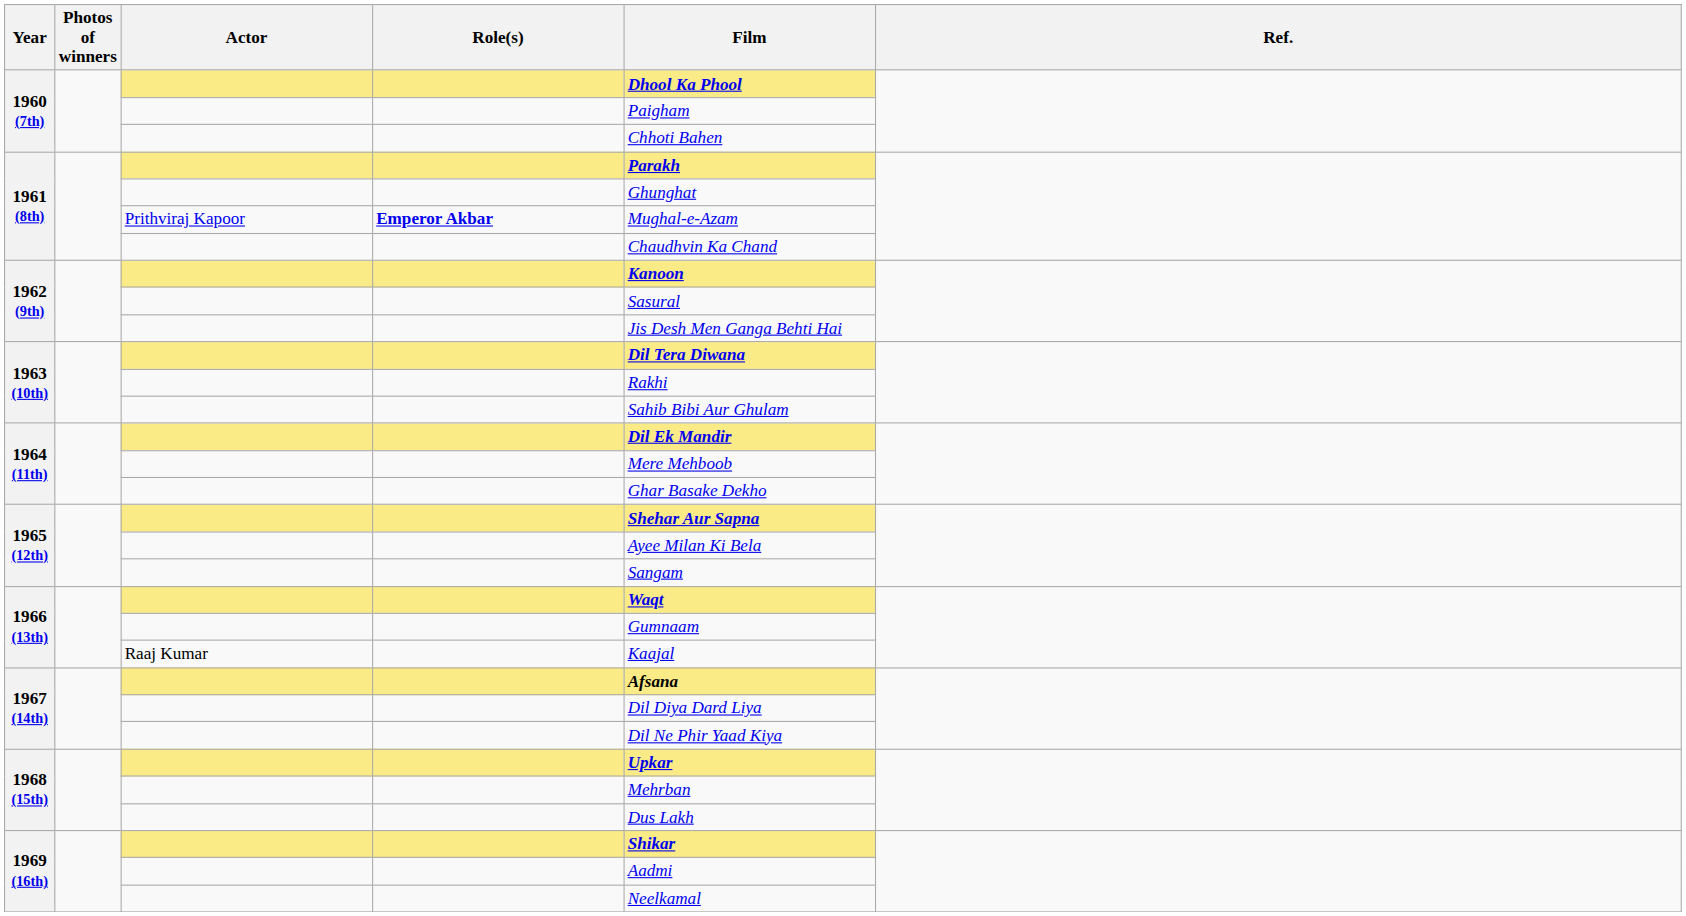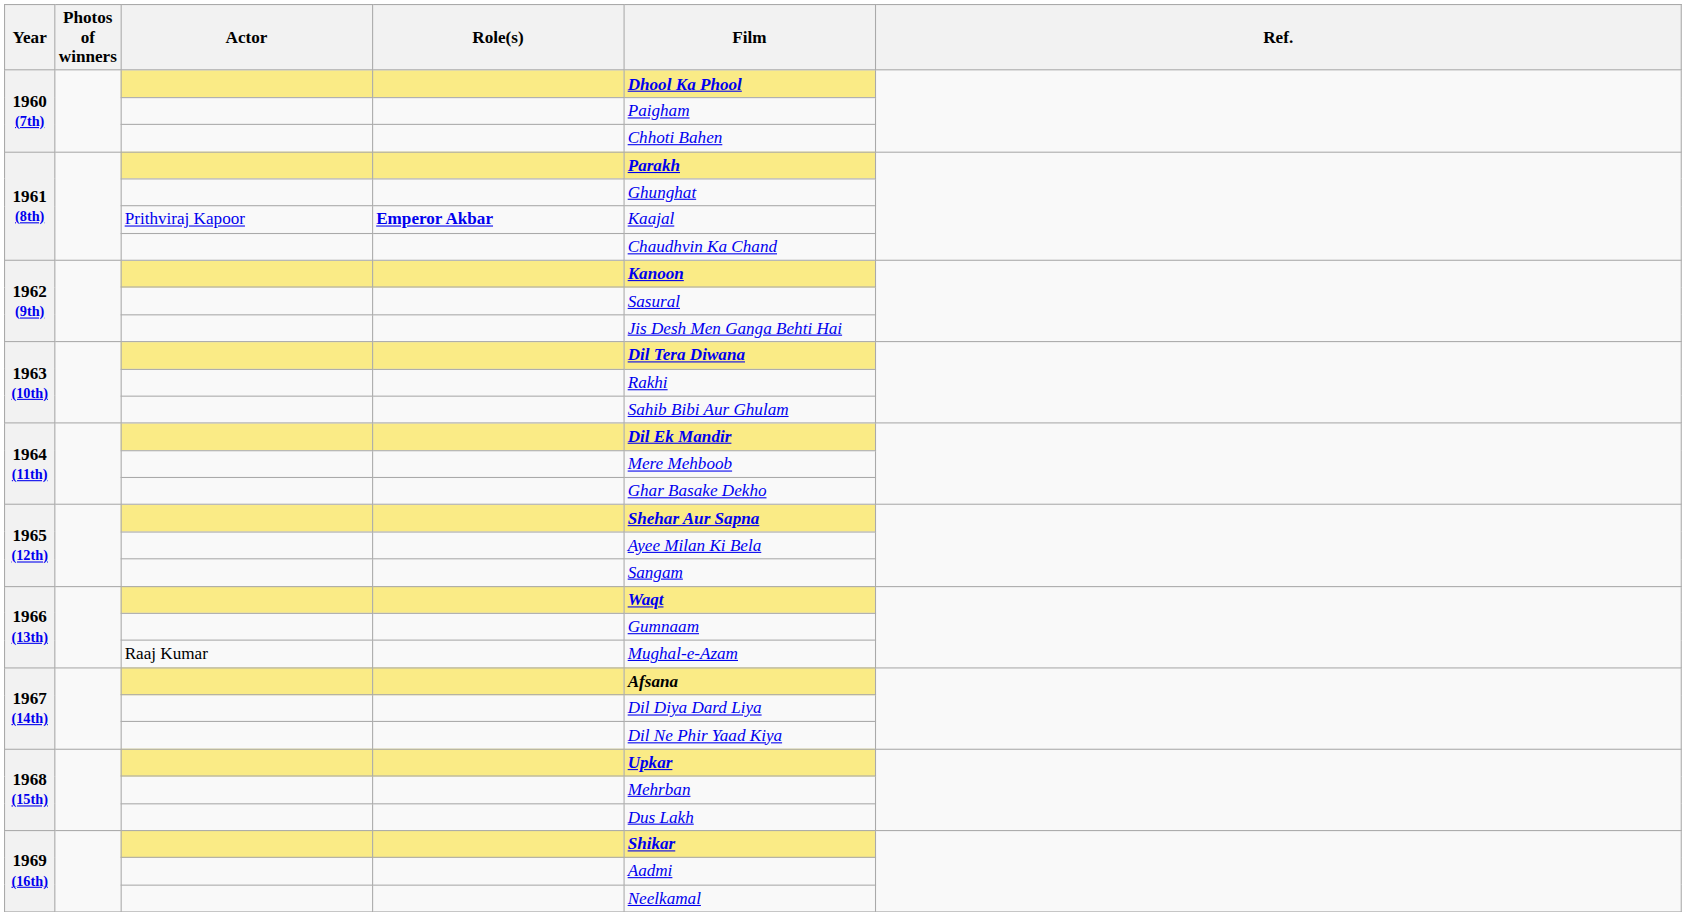(683, 219) Mughal-e-Azam -> (651, 219) Kaajal
(651, 653) Kaajal -> (683, 653) Mughal-e-Azam
